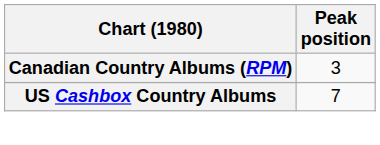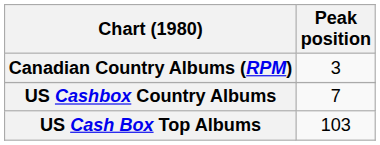+ row: (151, 125)
